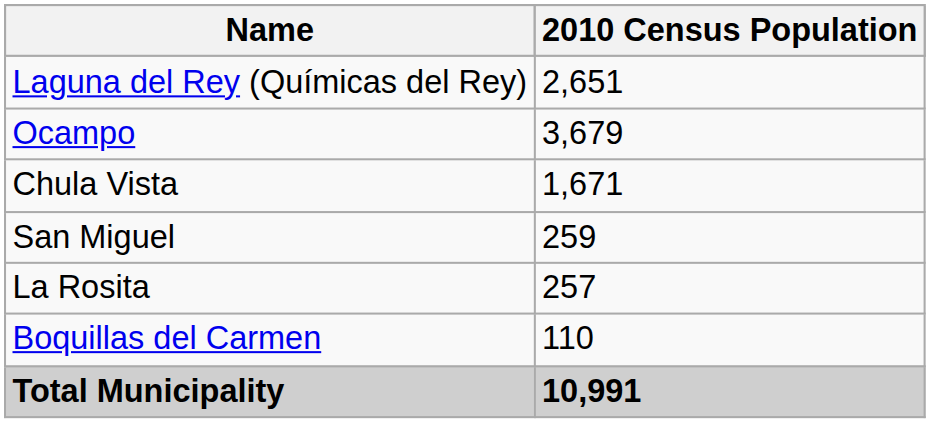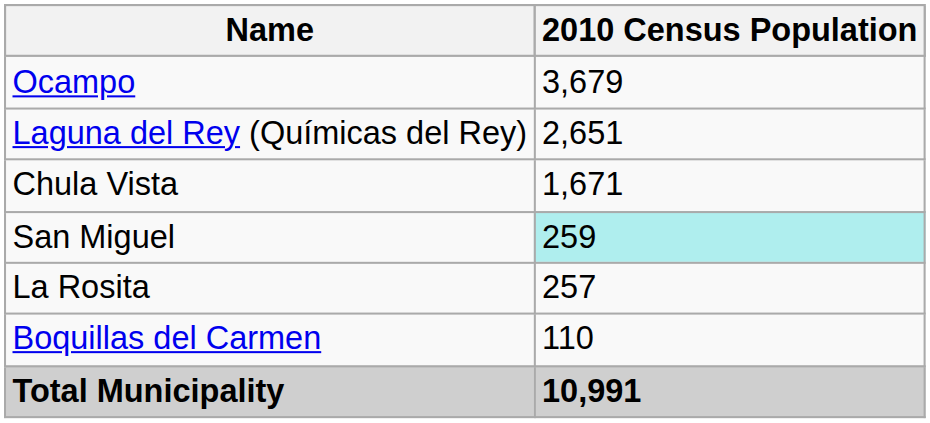rows swapped: (74, 133) <-> (270, 81)
(569, 236) no background -> (569, 236) paleturquoise background
